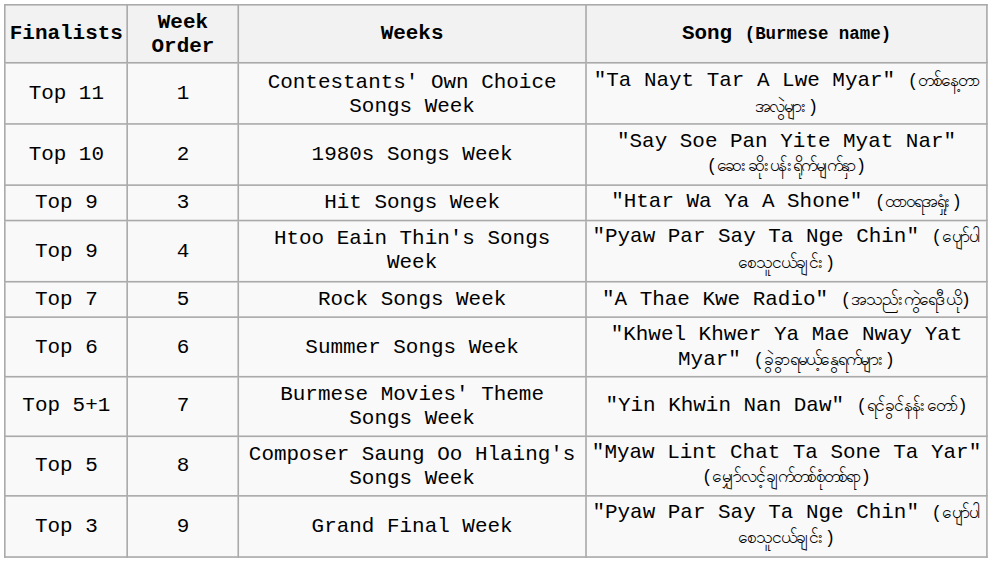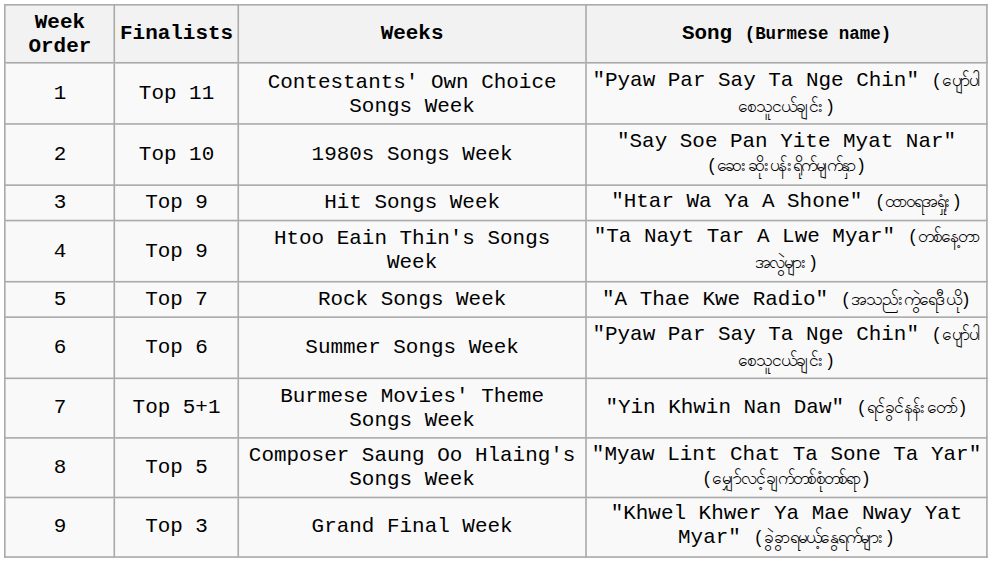columns swapped: (183, 34) <-> (66, 34)
(787, 92) "Ta Nayt Tar A Lwe Myar" (တစ်နေ့တာအလွဲများ) -> (787, 92) "Pyaw Par Say Ta Nge Chin" (ပျော်ပါစေသူငယ်ချင်း)
(787, 249) "Pyaw Par Say Ta Nge Chin" (ပျော်ပါစေသူငယ်ချင်း) -> (787, 249) "Ta Nayt Tar A Lwe Myar" (တစ်နေ့တာအလွဲများ)
(787, 346) "Khwel Khwer Ya Mae Nway Yat Myar" (ခွဲခွာရမယ့်နွေရက်များ) -> (787, 346) "Pyaw Par Say Ta Nge Chin" (ပျော်ပါစေသူငယ်ချင်း)
(787, 524) "Pyaw Par Say Ta Nge Chin" (ပျော်ပါစေသူငယ်ချင်း) -> (787, 526) "Khwel Khwer Ya Mae Nway Yat Myar" (ခွဲခွာရမယ့်နွေရက်များ)
